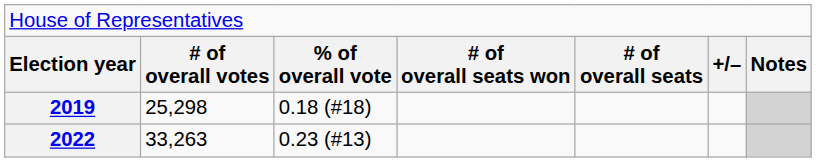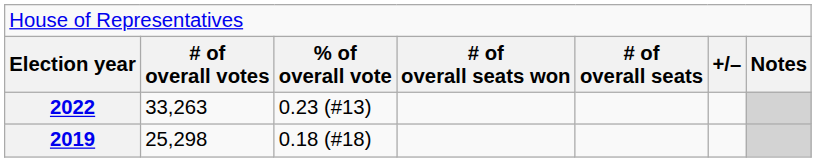rows swapped: (73, 107) <-> (73, 140)
